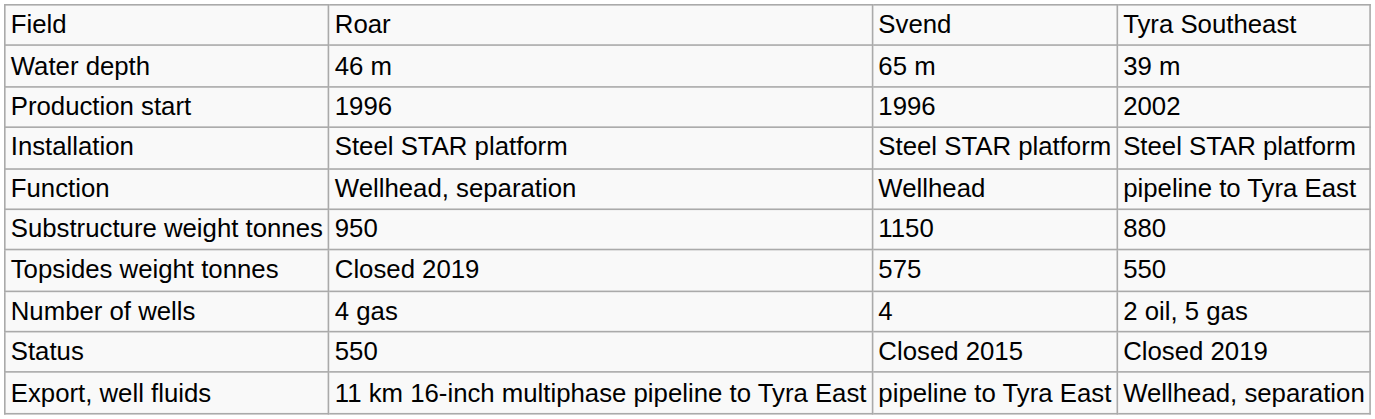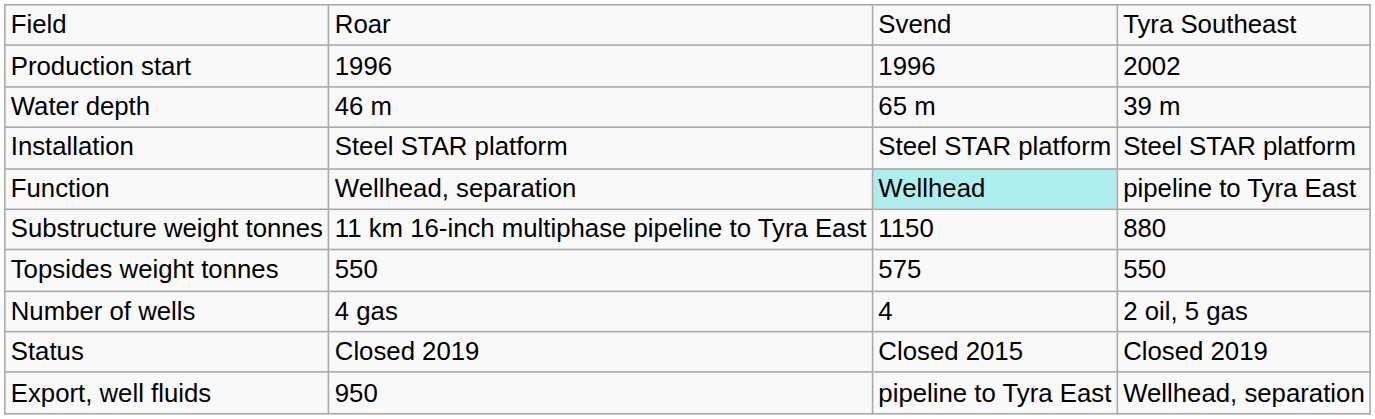rows swapped: (101, 106) <-> (80, 65)
(932, 188) no background -> (932, 188) paleturquoise background
(356, 229) 950 -> (601, 229) 11 km 16-inch multiphase pipeline to Tyra East
(407, 270) Closed 2019 -> (356, 270) 550
(356, 351) 550 -> (407, 351) Closed 2019
(601, 392) 11 km 16-inch multiphase pipeline to Tyra East -> (356, 392) 950
